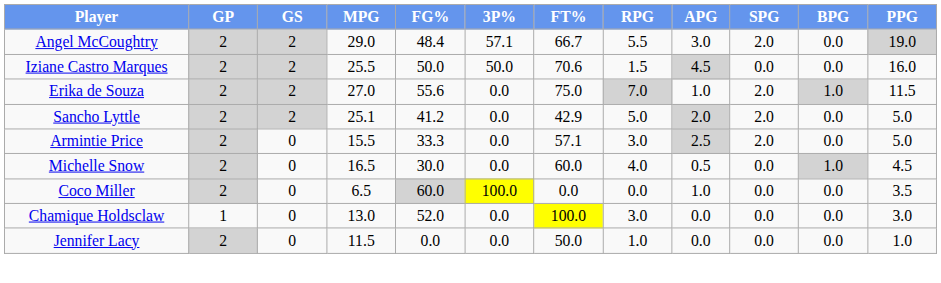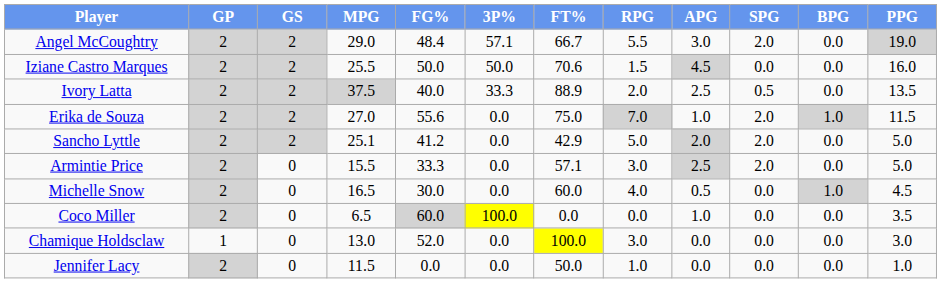+ row: (97, 91)
